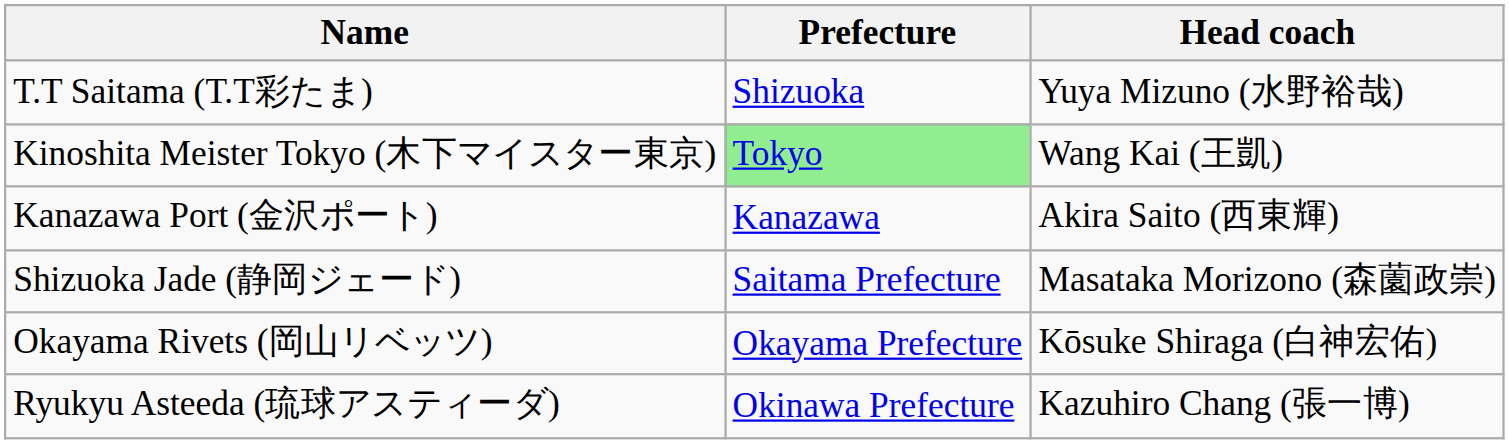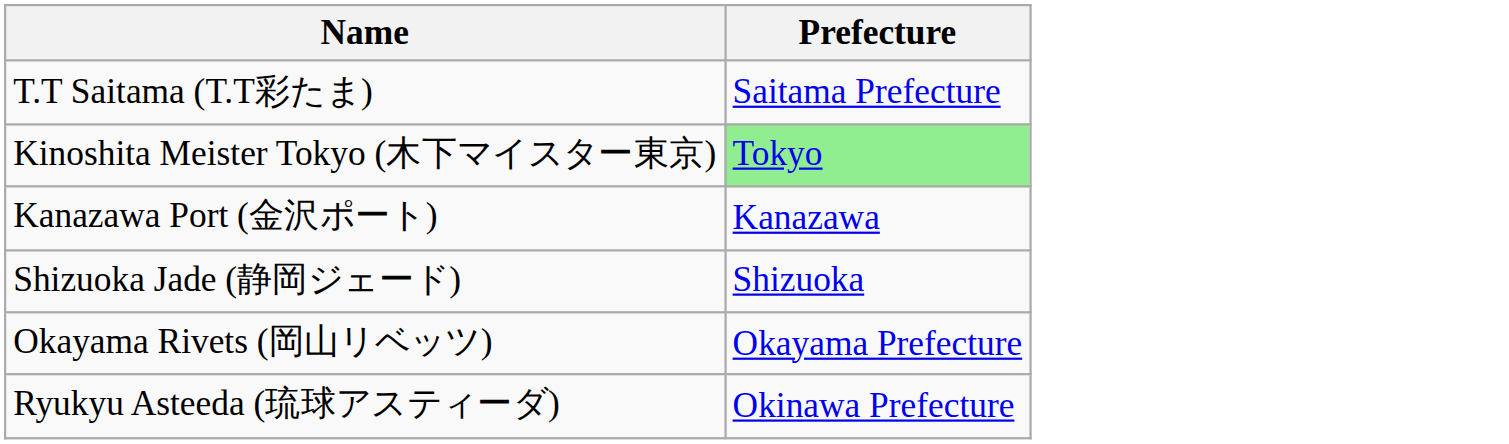- column: (1267, 32)
(798, 91) Shizuoka -> (867, 91) Saitama Prefecture
(867, 280) Saitama Prefecture -> (798, 280) Shizuoka
